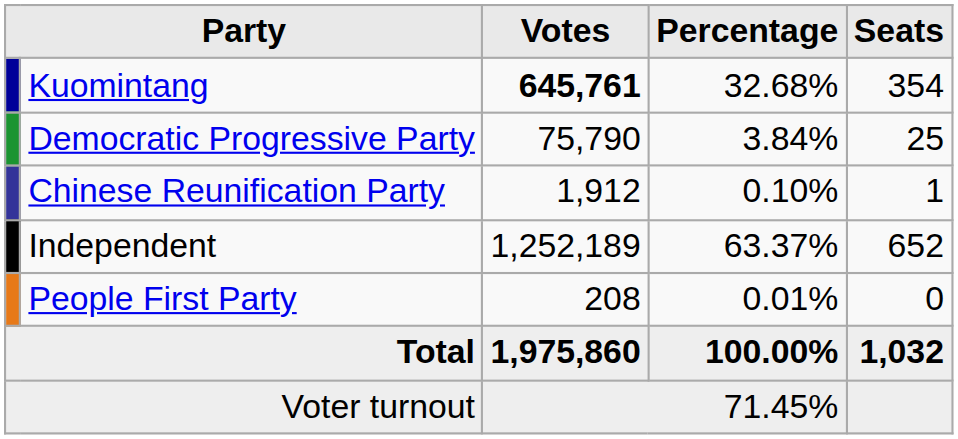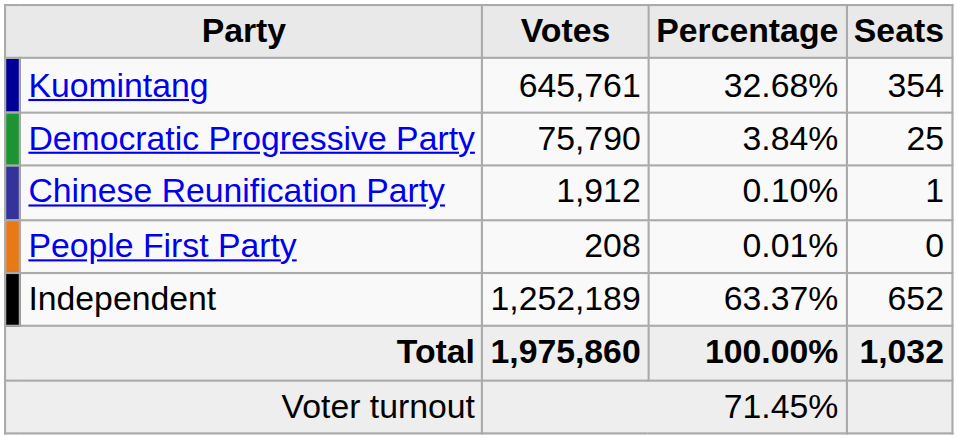(580, 84) bold -> (580, 84) normal
rows swapped: (163, 298) <-> (122, 245)
